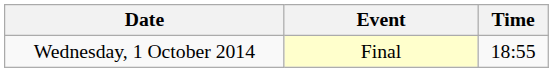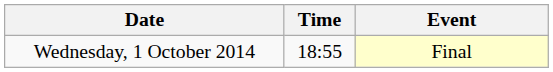columns swapped: (513, 20) <-> (381, 20)
